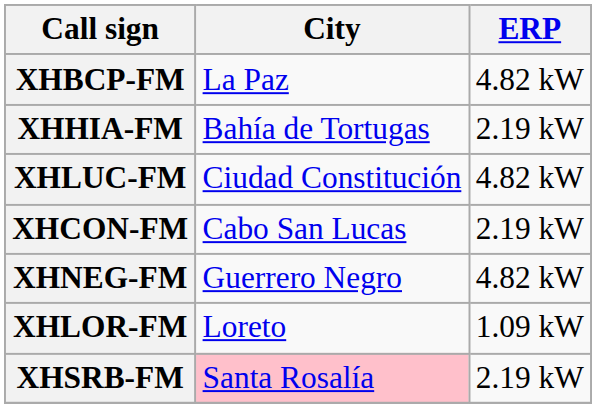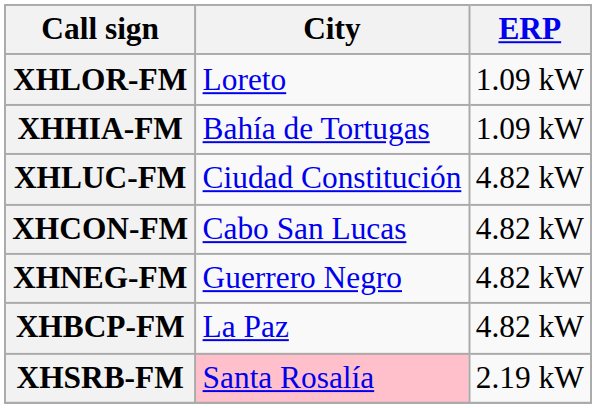rows swapped: (100, 79) <-> (100, 327)
(530, 128) 2.19 kW -> (530, 128) 1.09 kW
(530, 228) 2.19 kW -> (530, 228) 4.82 kW
